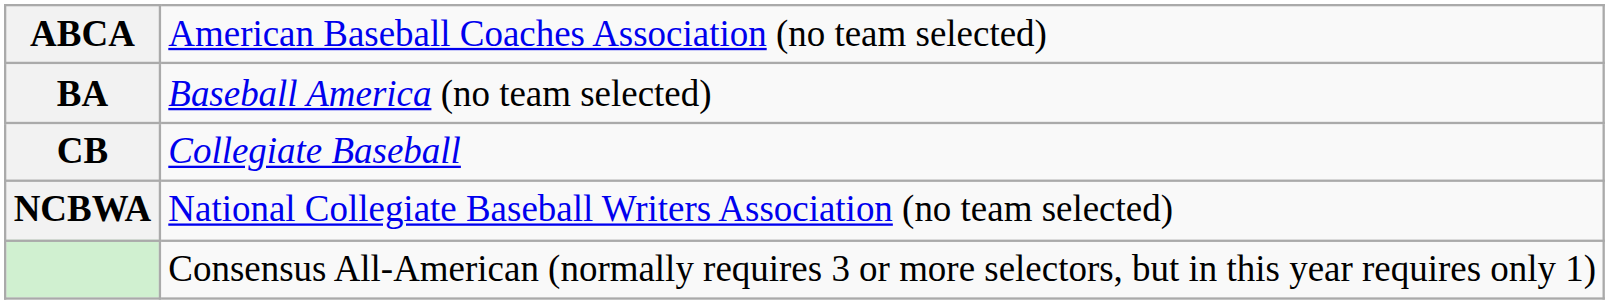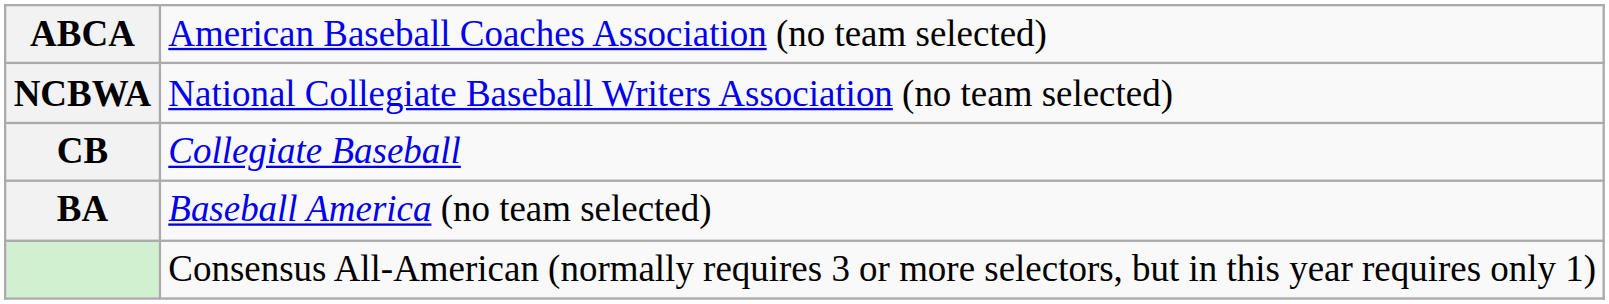rows swapped: (82, 92) <-> (82, 209)
